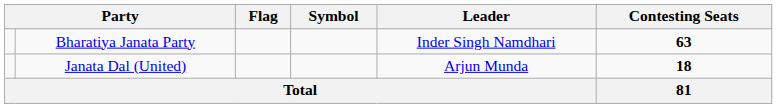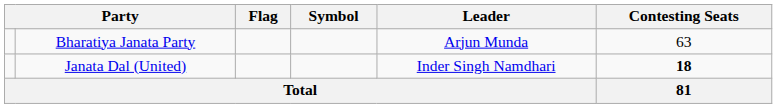(486, 41) Inder Singh Namdhari -> (486, 41) Arjun Munda
(684, 41) bold -> (684, 41) normal
(486, 66) Arjun Munda -> (486, 66) Inder Singh Namdhari
